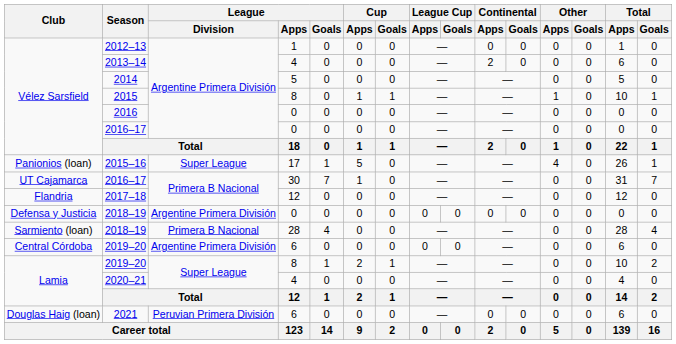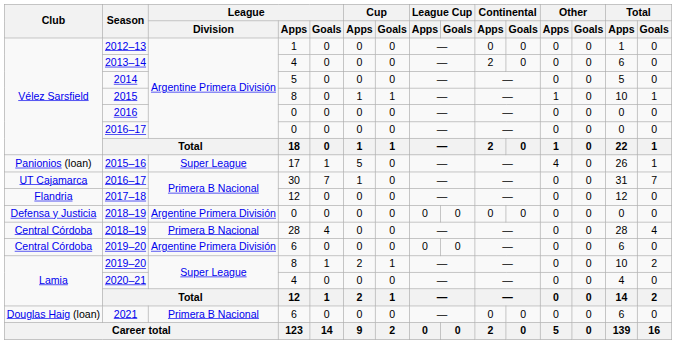(53, 230) Sarmiento (loan) -> (53, 230) Central Córdoba
(213, 314) Peruvian Primera División -> (213, 314) Primera B Nacional
